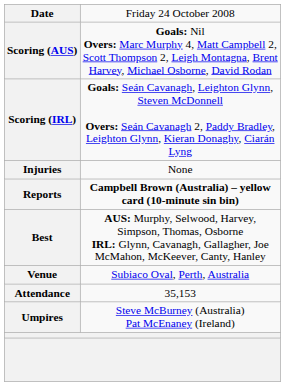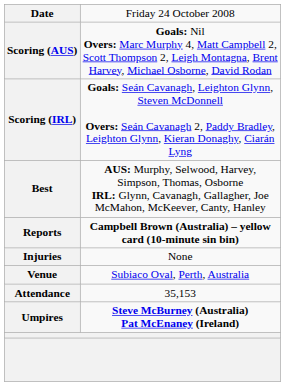rows swapped: (42, 237) <-> (42, 169)
(180, 317) normal -> (180, 317) bold
